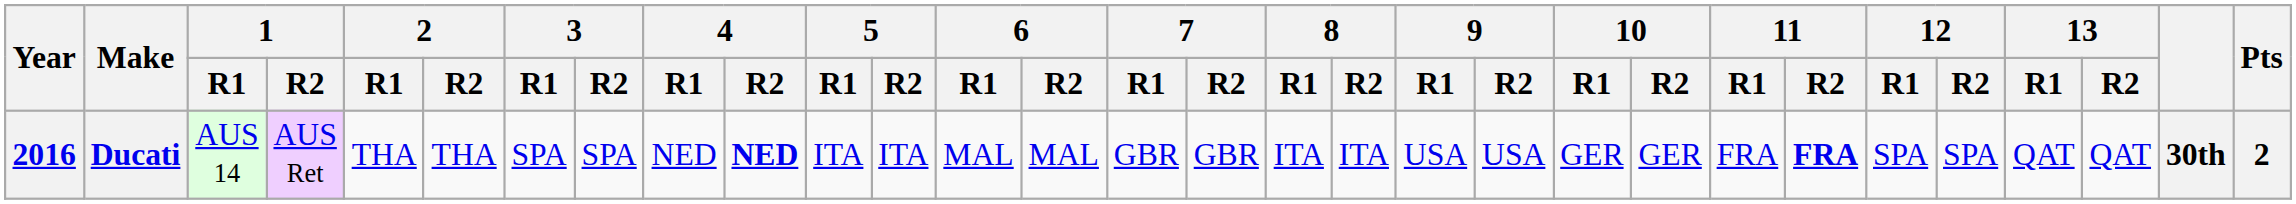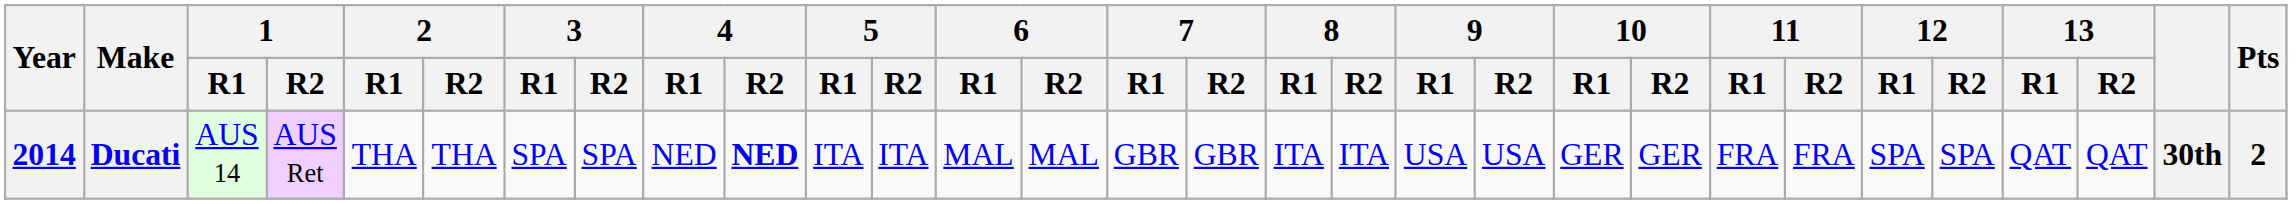(44, 154) 2016 -> (44, 154) 2014
(1826, 154) bold -> (1824, 154) normal
